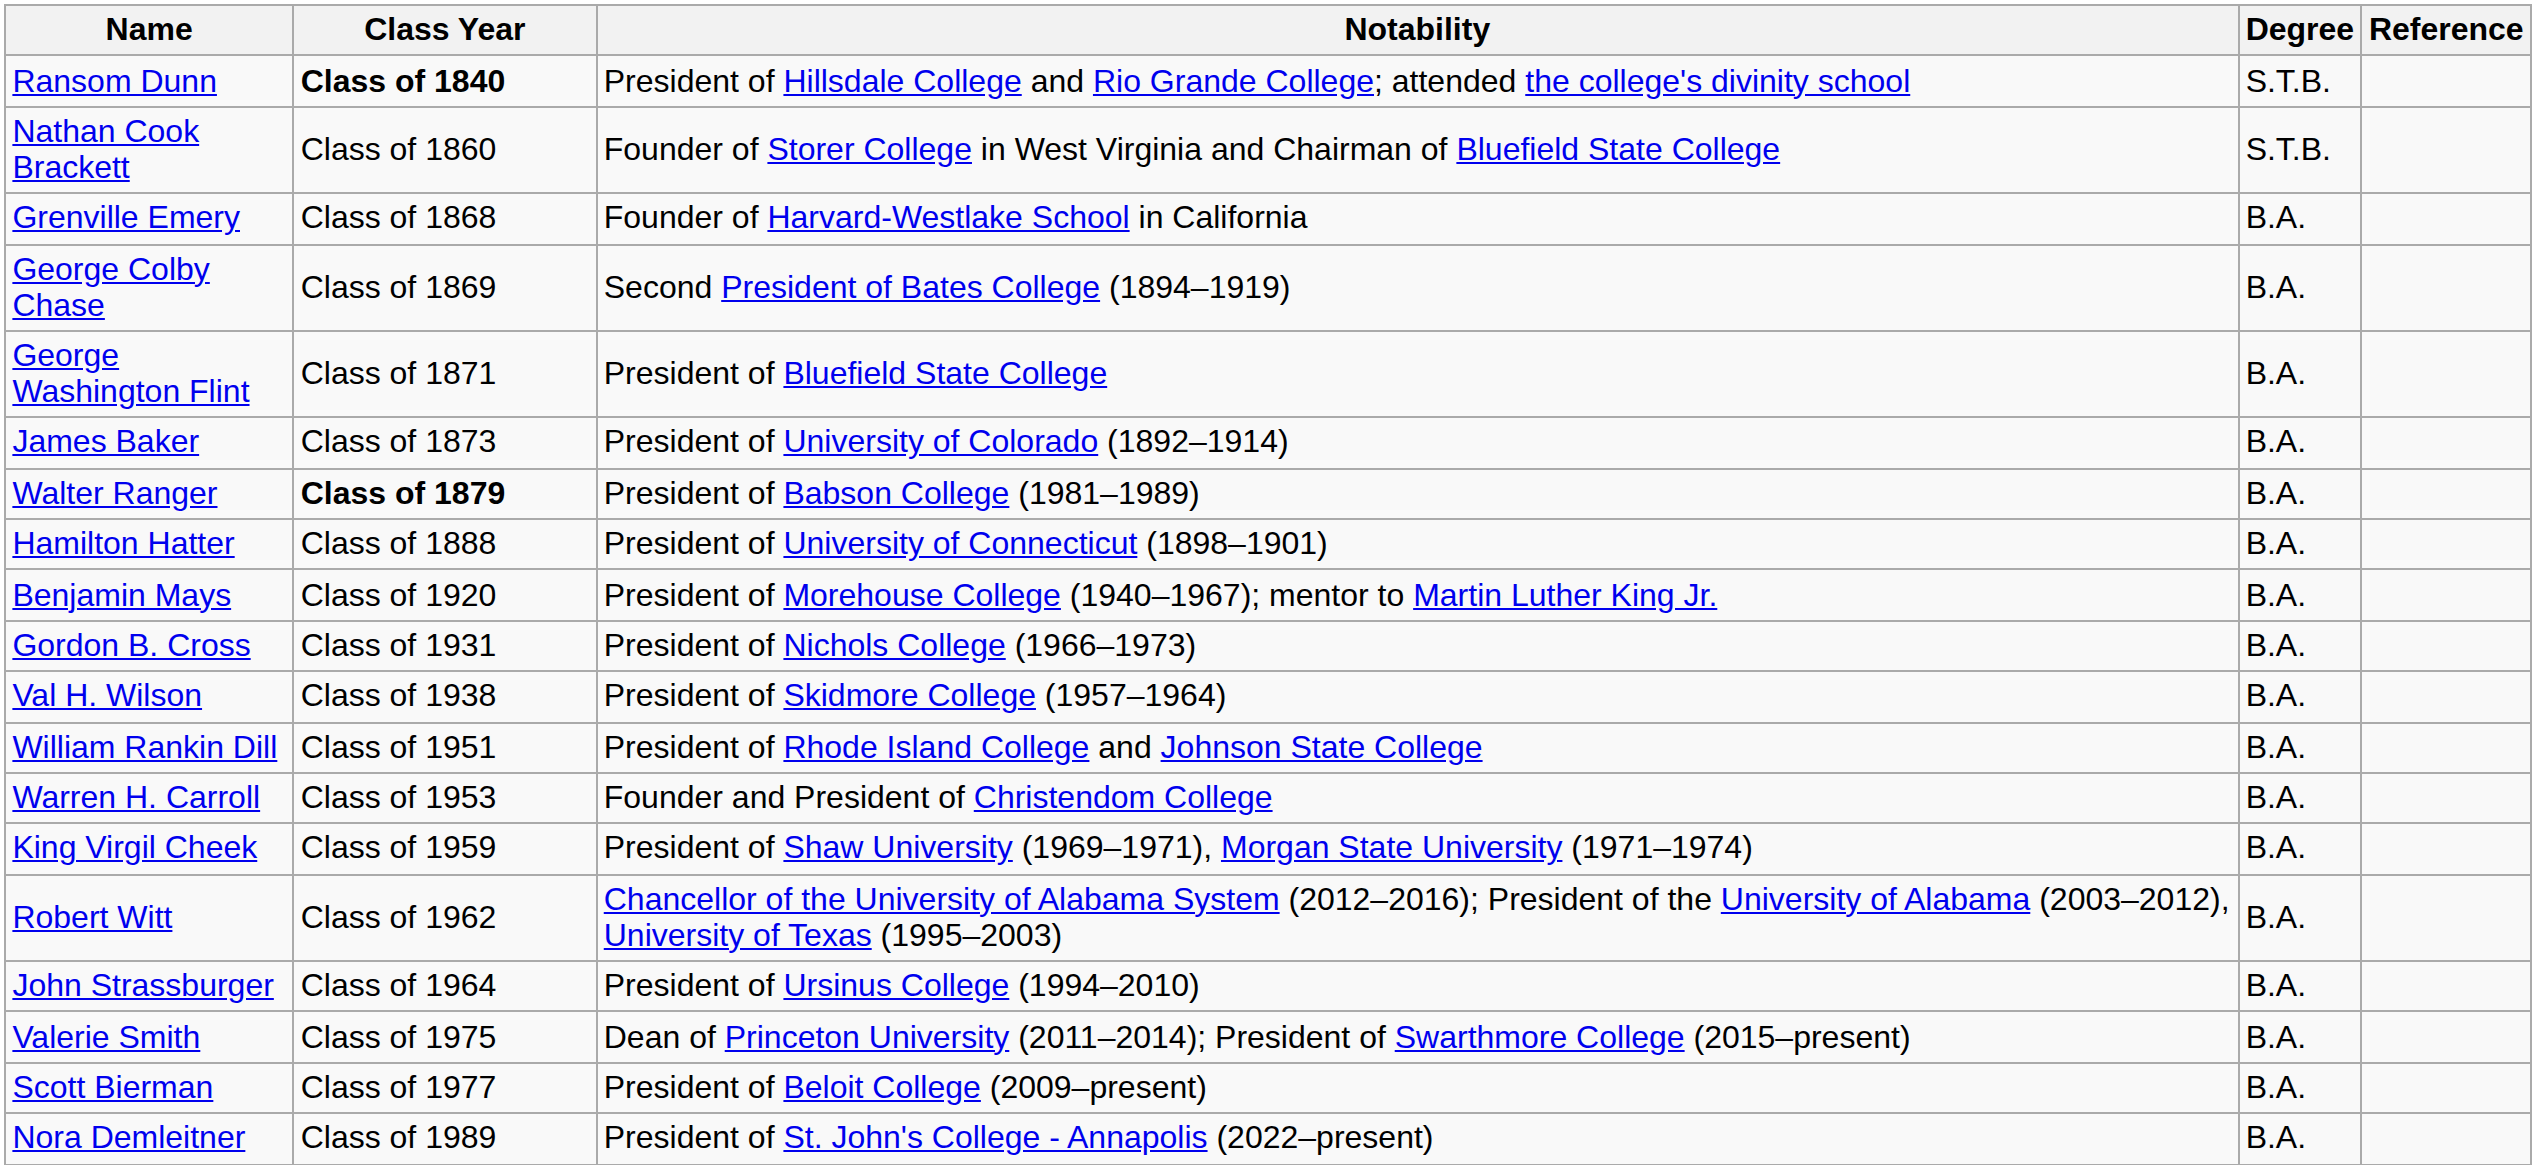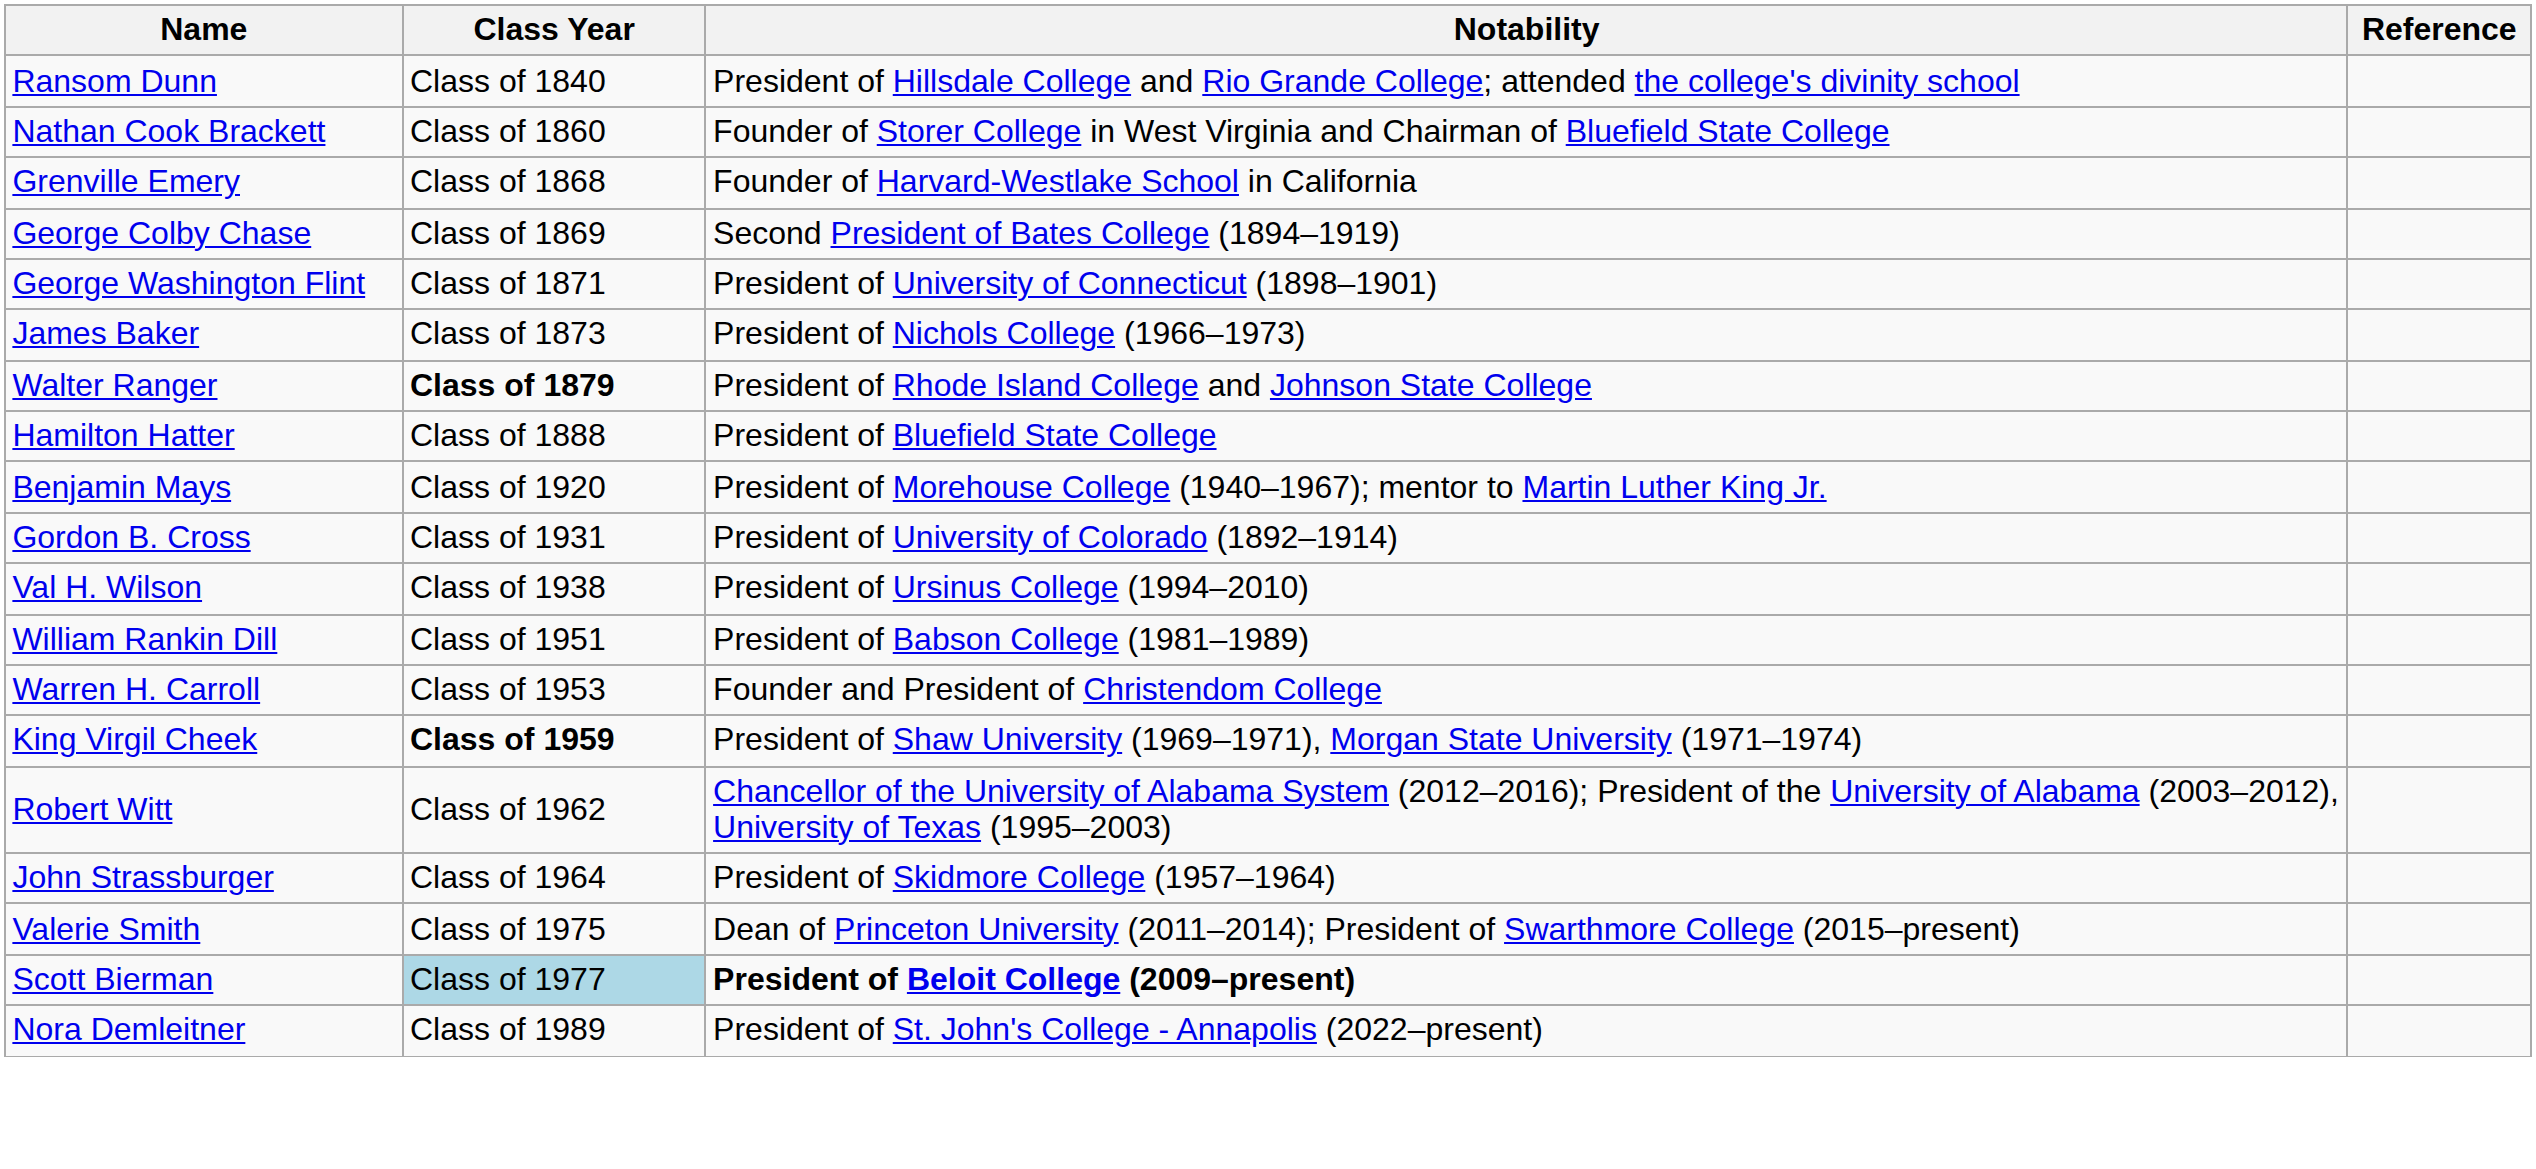- column: (2300, 29)
(403, 80) bold -> (508, 80) normal
(855, 373) President of Bluefield State College -> (1075, 283) President of University of Connecticut (1898–1901)
(946, 442) President of University of Colorado (1892–1914) -> (1009, 334) President of Nichols College (1966–1973)
(902, 493) President of Babson College (1981–1989) -> (1153, 385) President of Rhode Island College and Johnson State College
(966, 543) President of University of Connecticut (1898–1901) -> (965, 435) President of Bluefield State College
(900, 645) President of Nichols College (1966–1973) -> (1056, 537) President of University of Colorado (1892–1914)
(915, 696) President of Skidmore College (1957–1964) -> (1011, 588) President of Ursinus College (1994–2010)
(1043, 746) President of Rhode Island College and Johnson State College -> (1011, 638) President of Babson College (1981–1989)
(398, 848) normal -> (512, 740) bold
(902, 985) President of Ursinus College (1994–2010) -> (1024, 877) President of Skidmore College (1957–1964)
(398, 1087) no background -> (508, 979) lightblue background
(905, 1087) normal -> (1034, 979) bold
